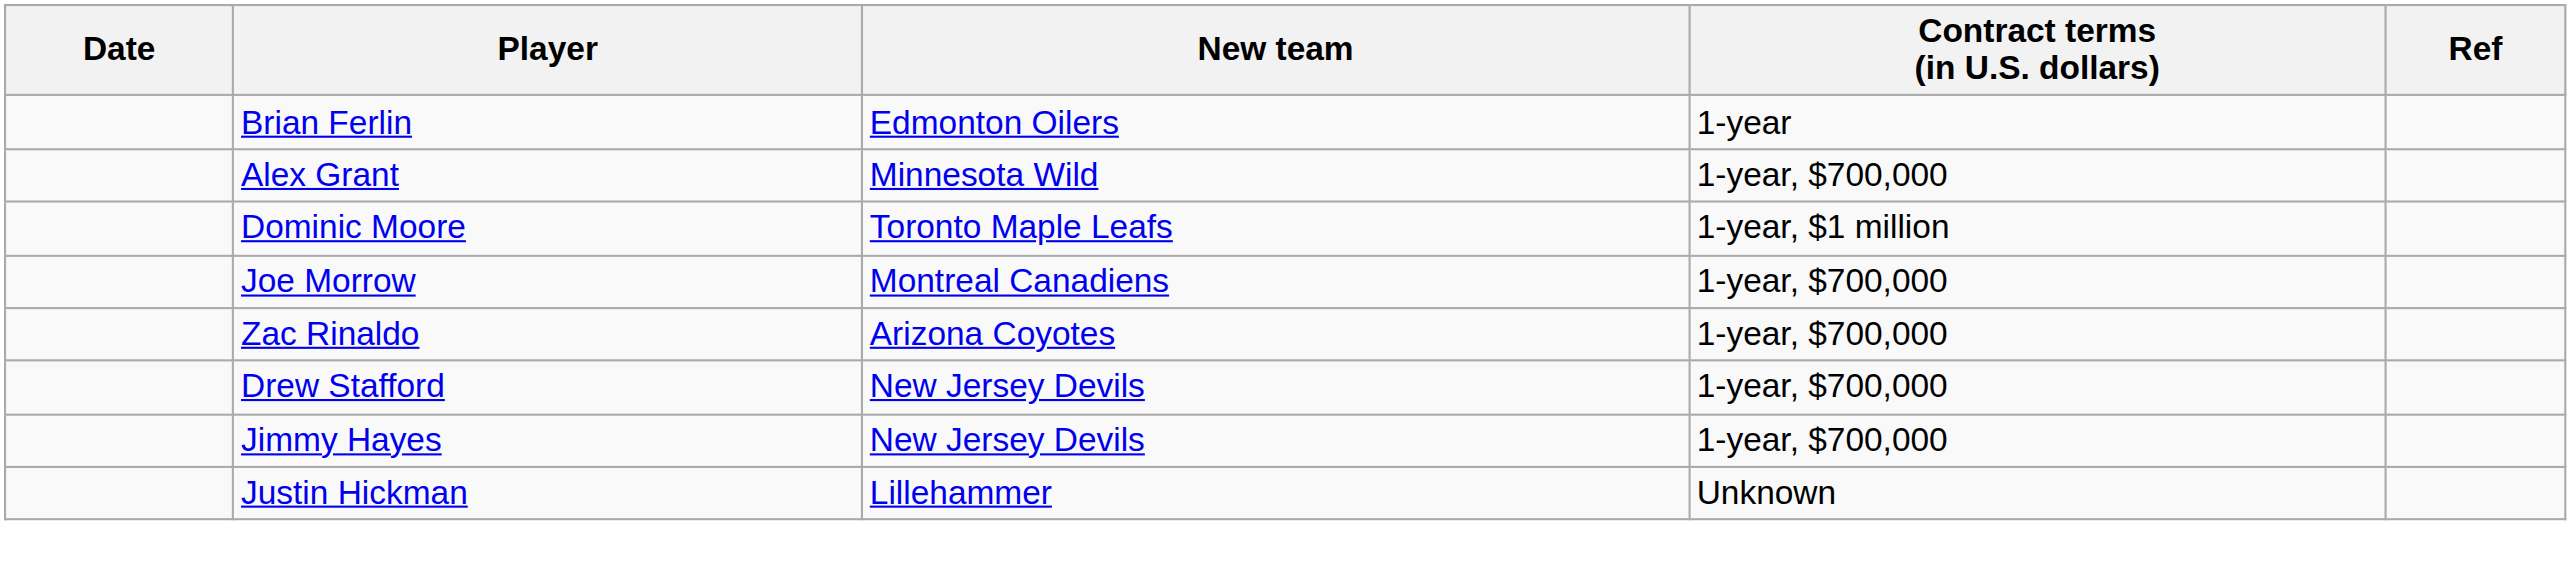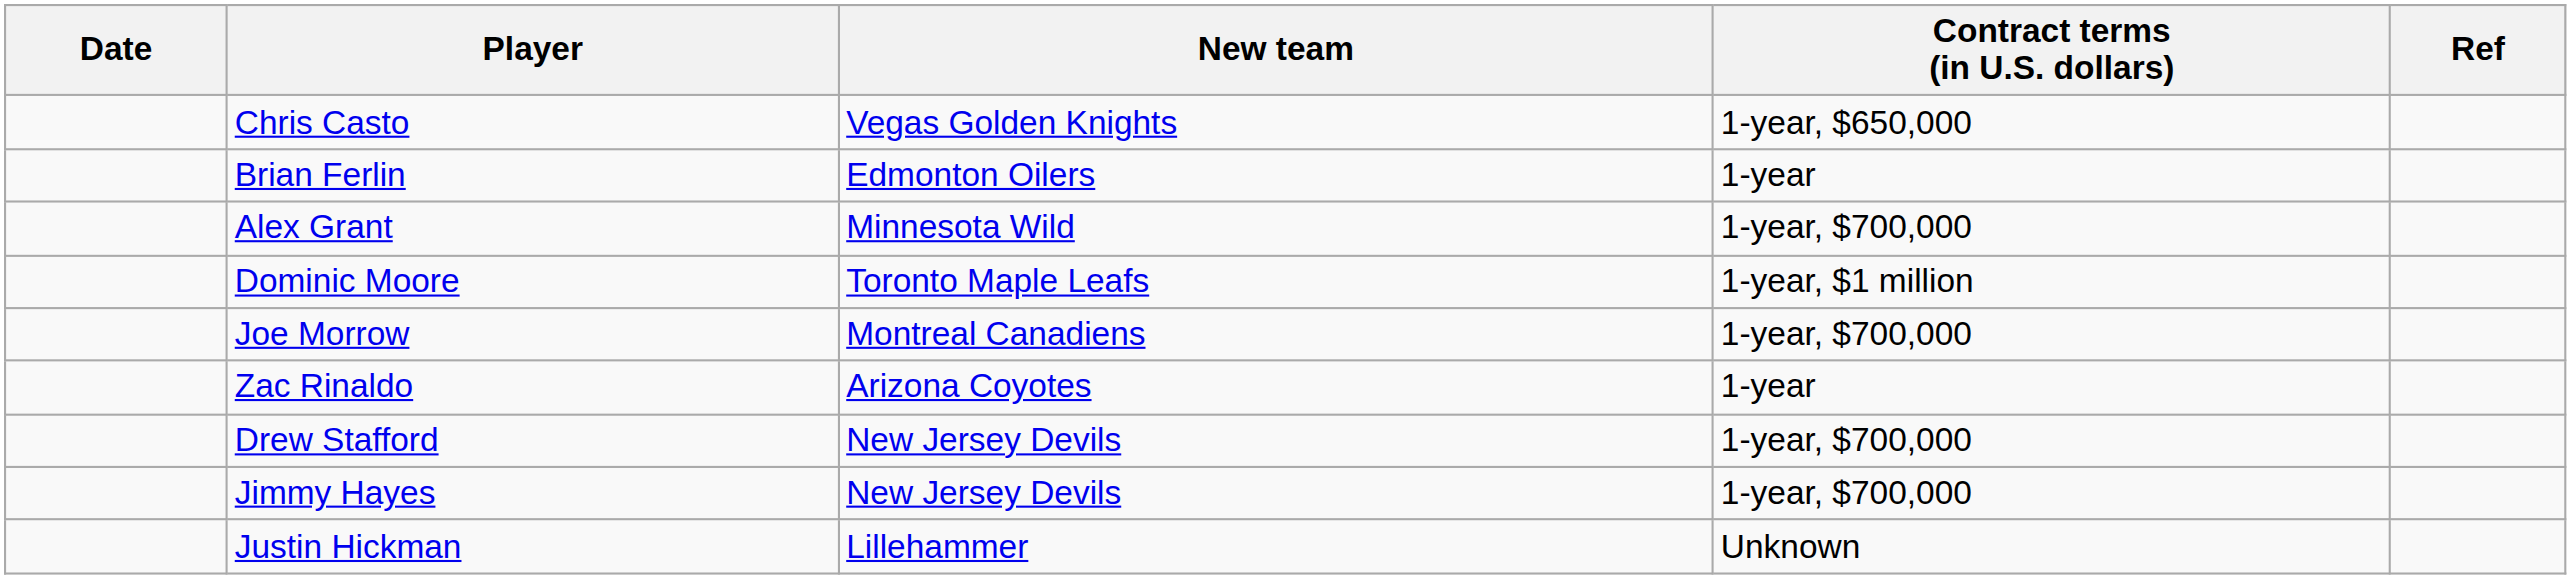+ row: (322, 121)
(1822, 333) 1-year, $700,000 -> (1768, 386) 1-year
